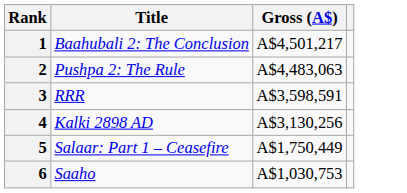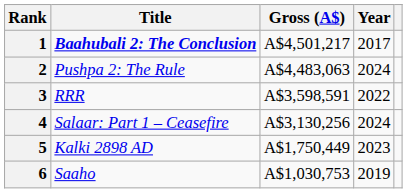+ column: (374, 17)
(152, 43) normal -> (155, 43) bold
(104, 122) Kalki 2898 AD -> (142, 122) Salaar: Part 1 – Ceasefire
(142, 148) Salaar: Part 1 – Ceasefire -> (104, 148) Kalki 2898 AD
